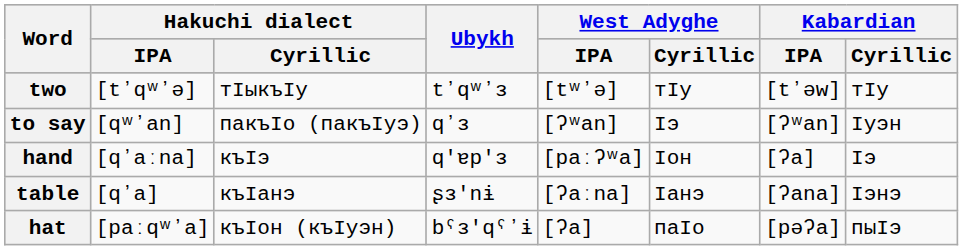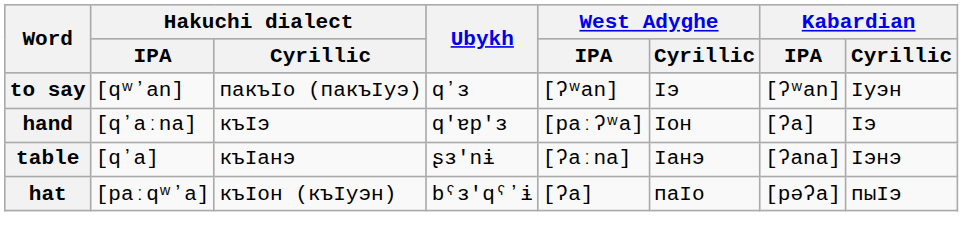- row: (48, 91)
